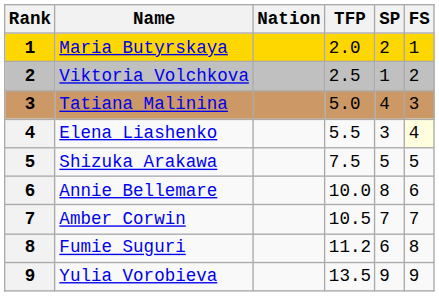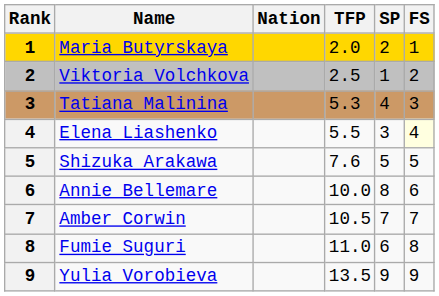(345, 105) 5.0 -> (345, 105) 5.3
(345, 162) 7.5 -> (345, 162) 7.6
(350, 248) 11.2 -> (350, 248) 11.0
